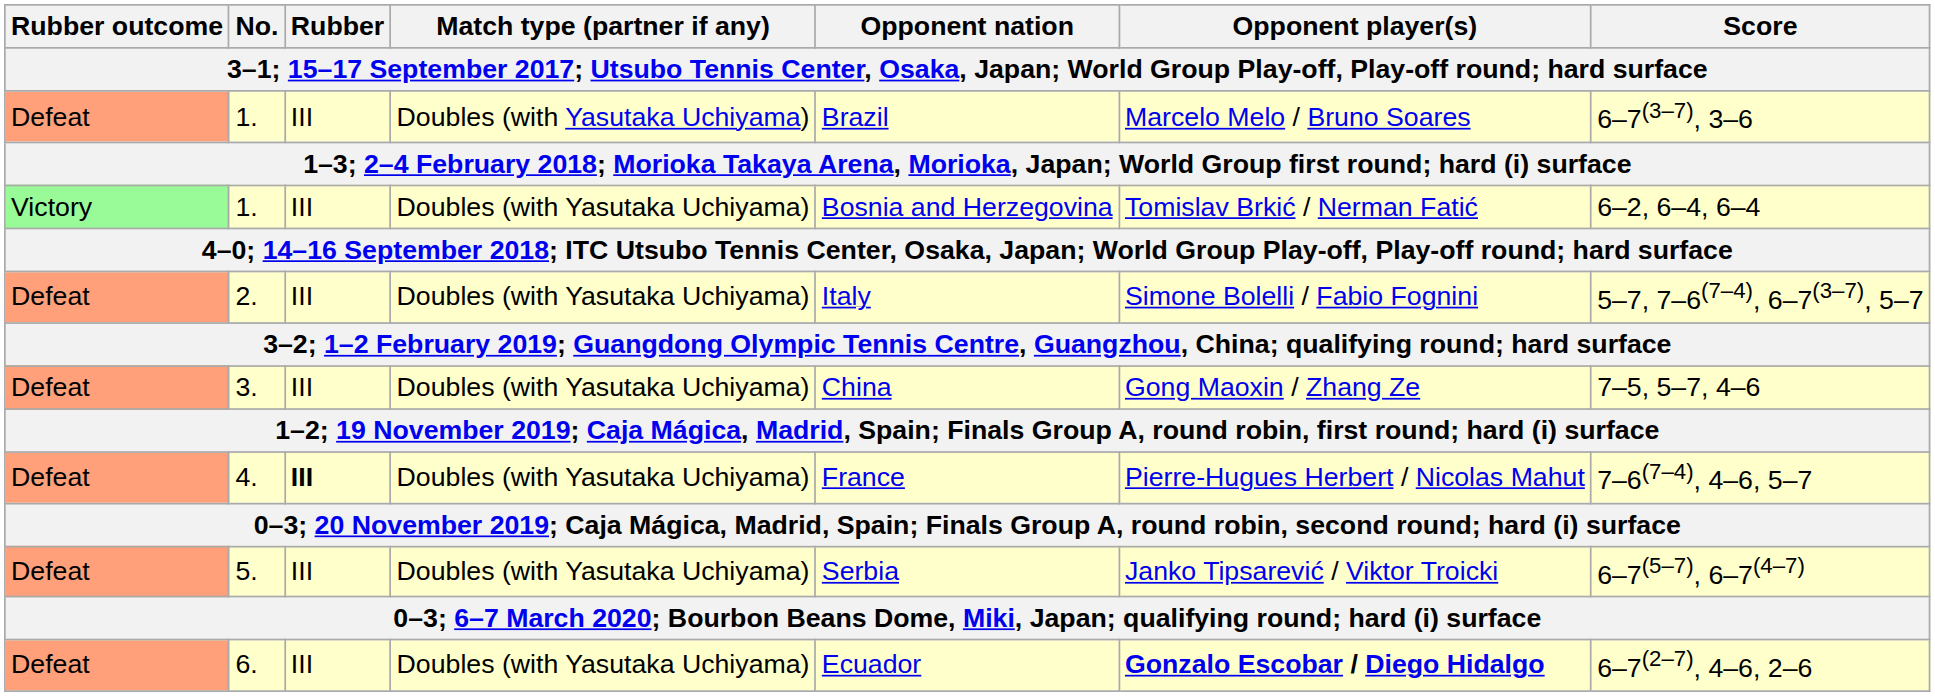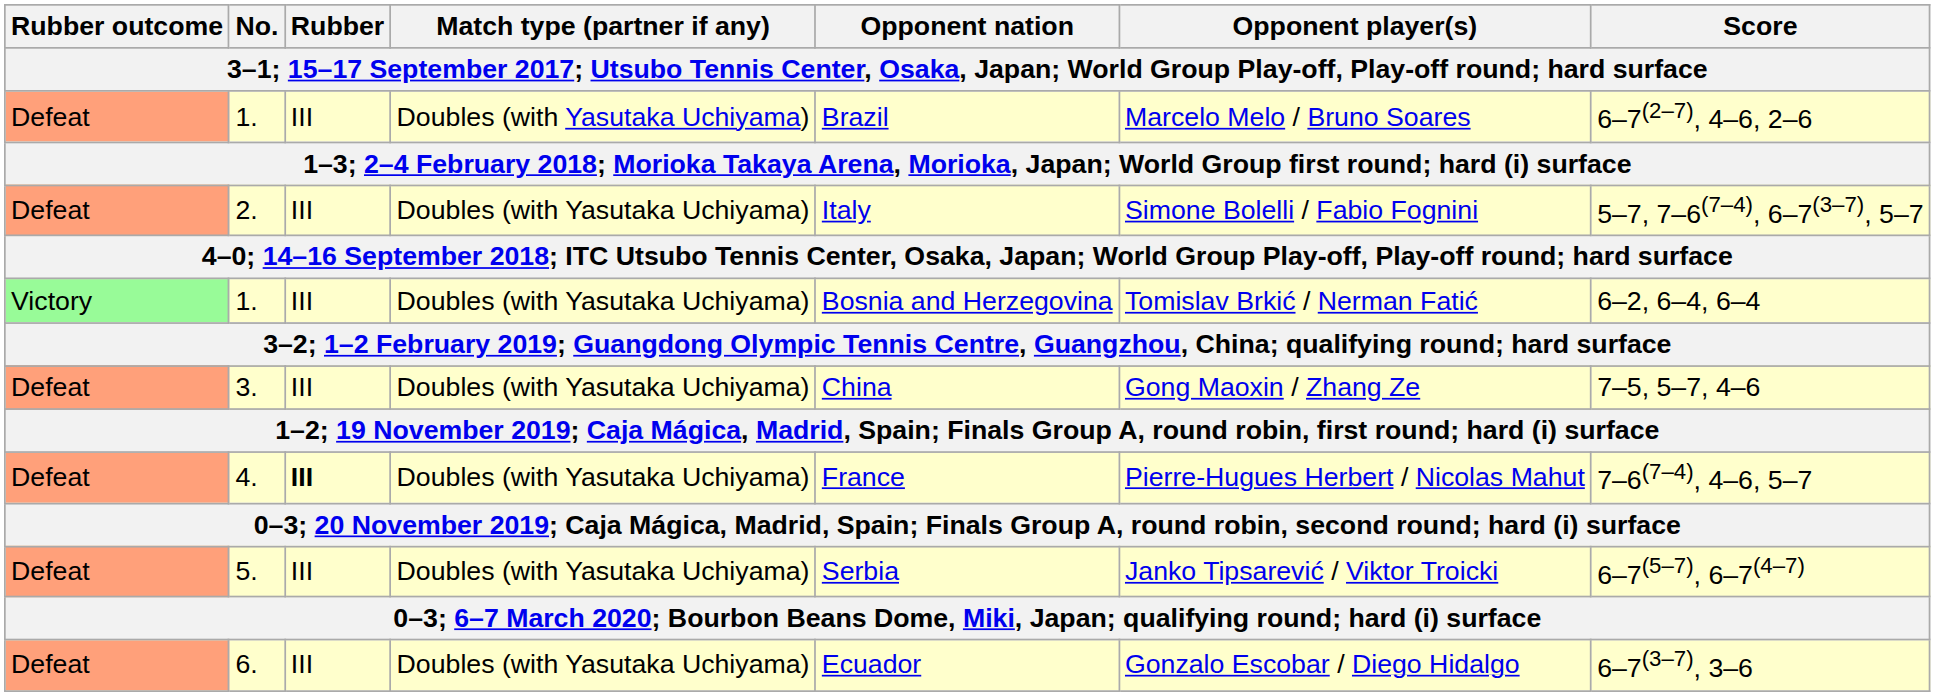(1675, 115) 6–7(3–7), 3–6 -> (1705, 115) 6–7(2–7), 4–6, 2–6
rows swapped: (50, 296) <-> (52, 206)
(1335, 664) bold -> (1322, 664) normal
(1705, 664) 6–7(2–7), 4–6, 2–6 -> (1675, 664) 6–7(3–7), 3–6
